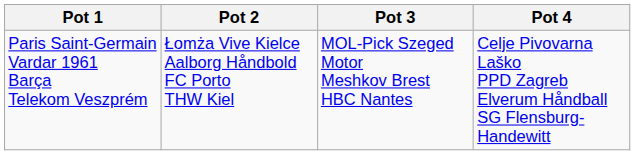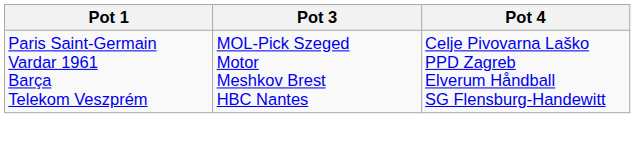- column: (239, 17)
